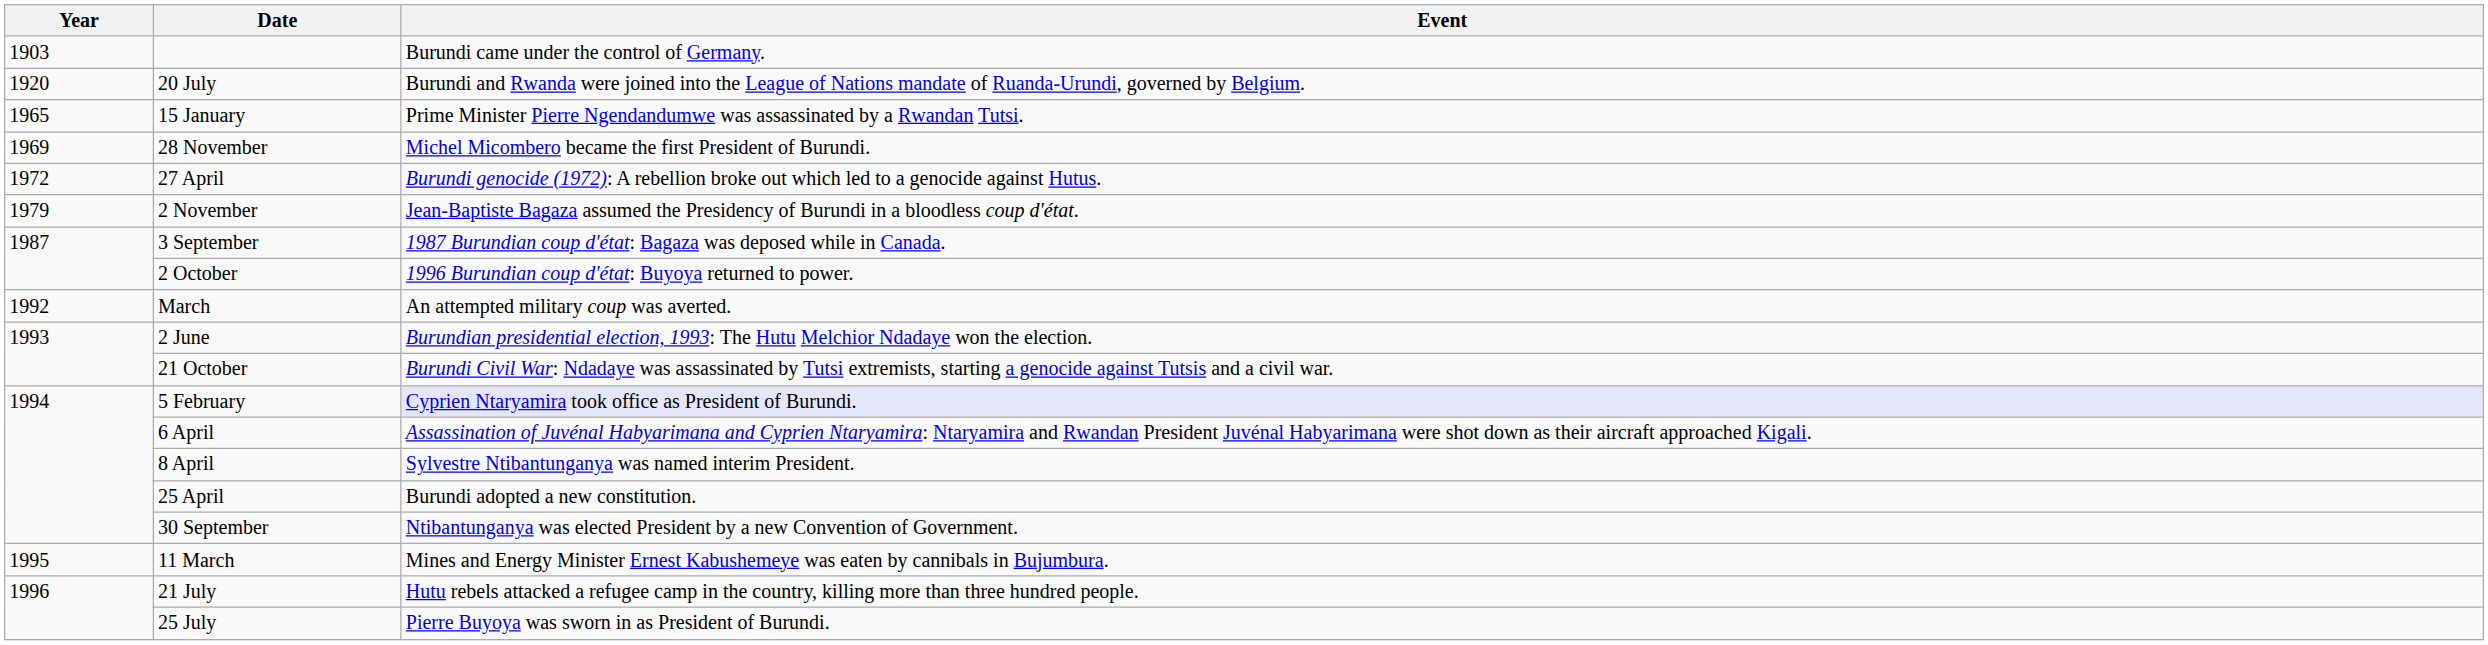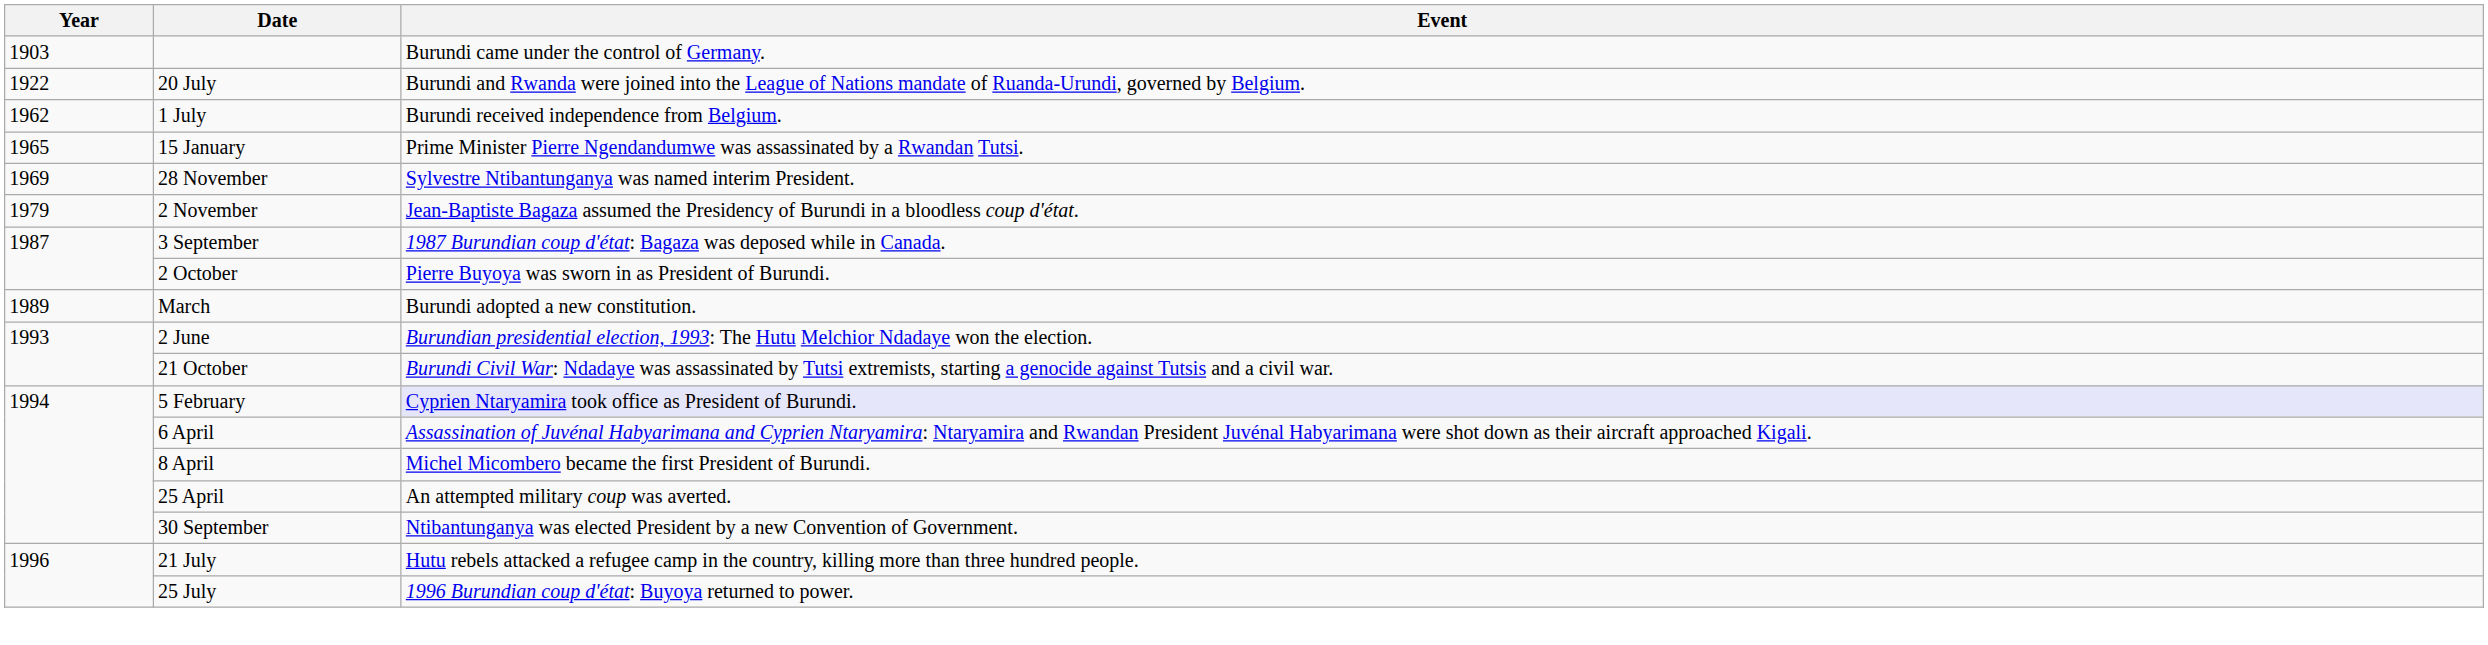(29, 83) 1920 -> (29, 83) 1922
+ row: (182, 115)
(638, 147) Michel Micombero became the first President of Burundi. -> (630, 178) Sylvestre Ntibantunganya was named interim President.
- row: (191, 178)
(630, 274) 1996 Burundian coup d'état: Buyoya returned to power. -> (618, 274) Pierre Buyoya was sworn in as President of Burundi.
(29, 305) 1992 -> (29, 305) 1989
(569, 305) An attempted military coup was averted. -> (551, 305) Burundi adopted a new constitution.
(630, 464) Sylvestre Ntibantunganya was named interim President. -> (638, 464) Michel Micombero became the first President of Burundi.
(551, 496) Burundi adopted a new constitution. -> (569, 496) An attempted military coup was averted.
- row: (196, 559)
(618, 623) Pierre Buyoya was sworn in as President of Burundi. -> (630, 591) 1996 Burundian coup d'état: Buyoya returned to power.
